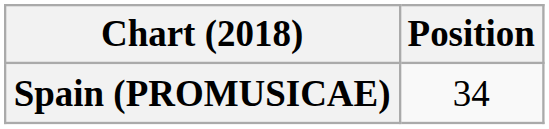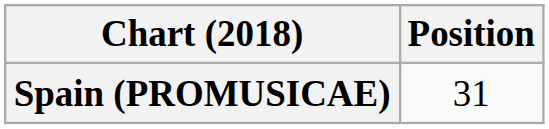(471, 92) 34 -> (471, 92) 31
